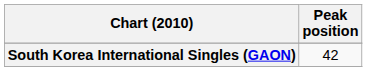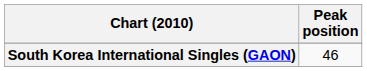(330, 54) 42 -> (330, 54) 46
